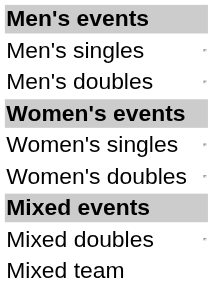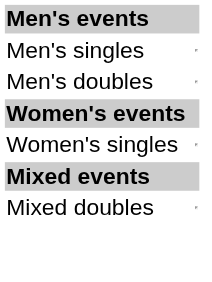- row: (97, 176)
- row: (65, 270)
